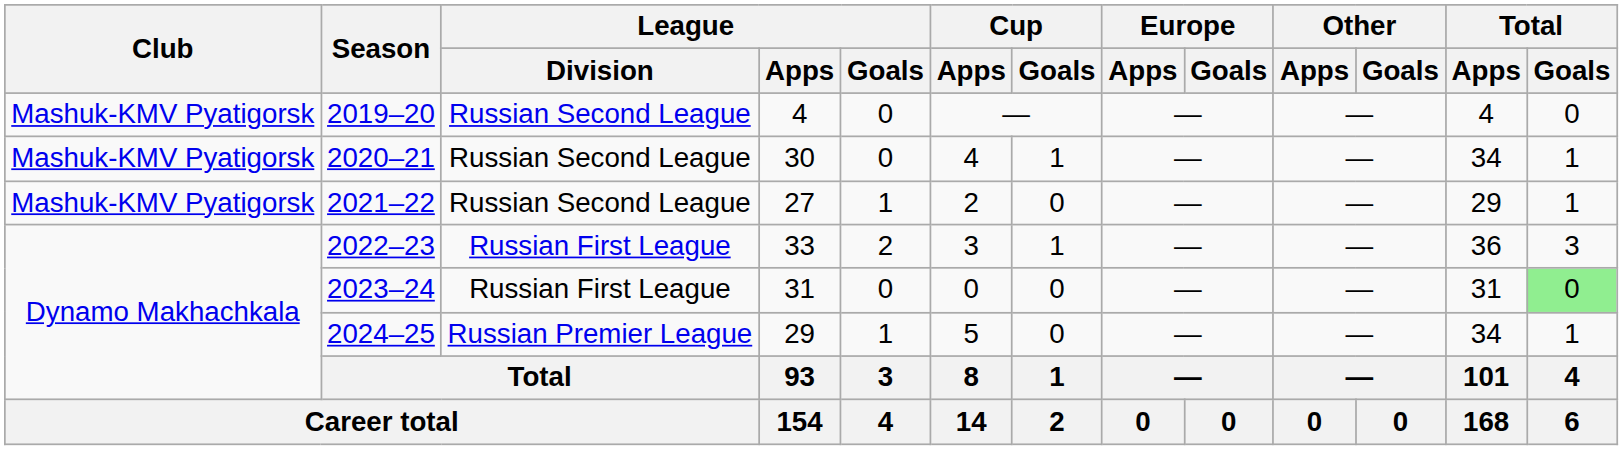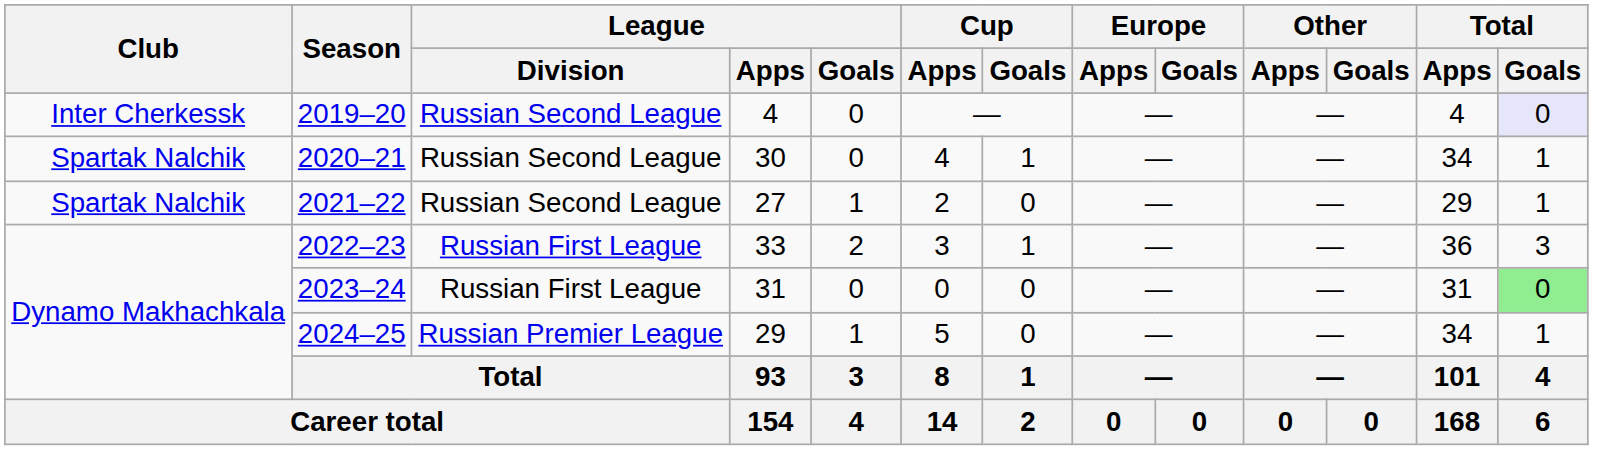(163, 114) Mashuk-KMV Pyatigorsk -> (148, 114) Inter Cherkessk
(1572, 114) no background -> (1543, 114) lavender background
(163, 158) Mashuk-KMV Pyatigorsk -> (148, 158) Spartak Nalchik
(163, 202) Mashuk-KMV Pyatigorsk -> (148, 202) Spartak Nalchik
